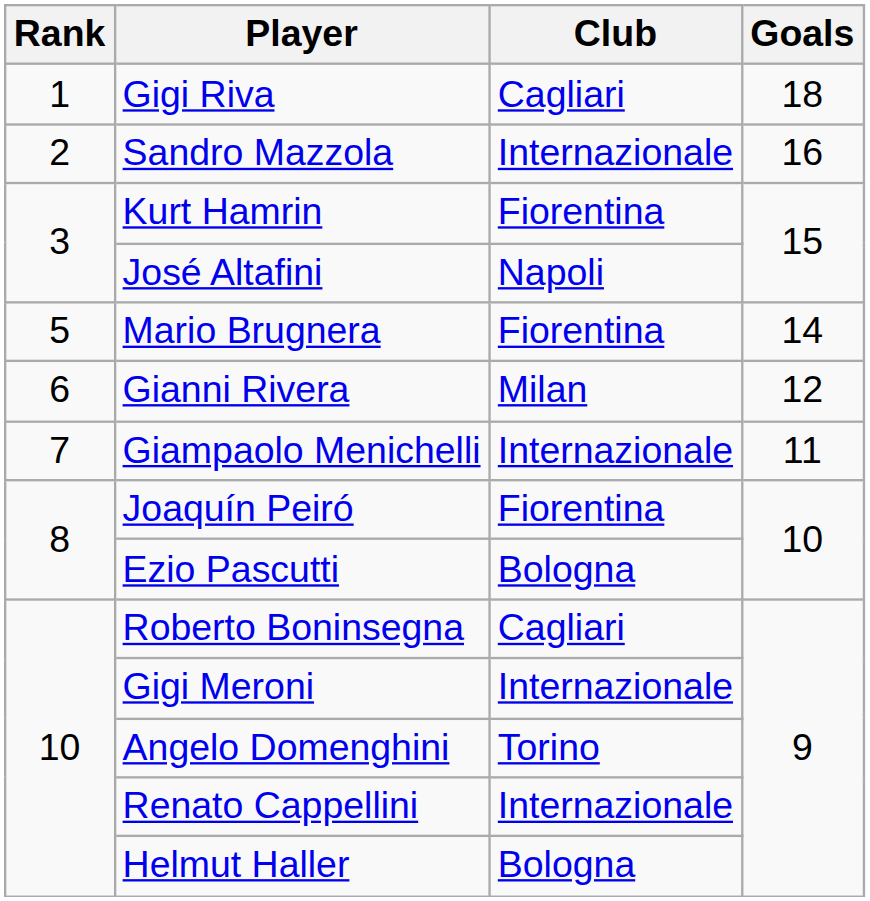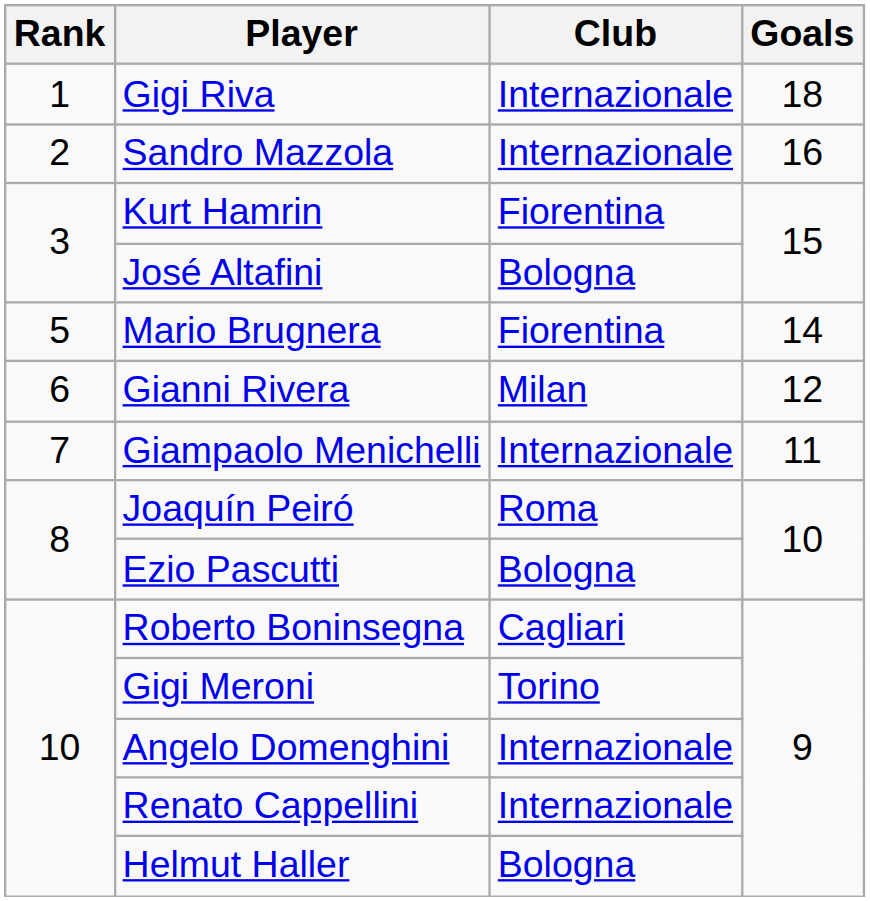(561, 93) Cagliari -> (615, 93) Internazionale
(551, 271) Napoli -> (567, 271) Bologna
(581, 509) Fiorentina -> (548, 509) Roma
(615, 687) Internazionale -> (549, 687) Torino
(549, 746) Torino -> (615, 746) Internazionale
